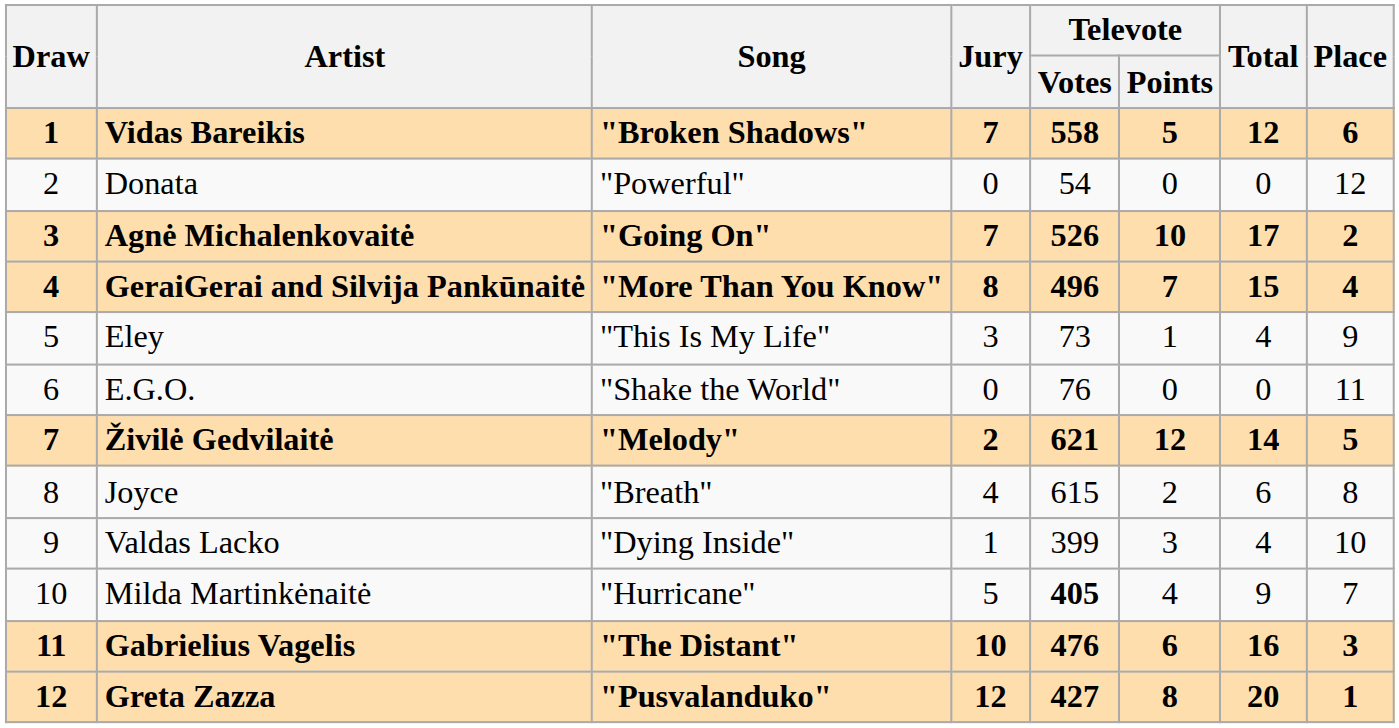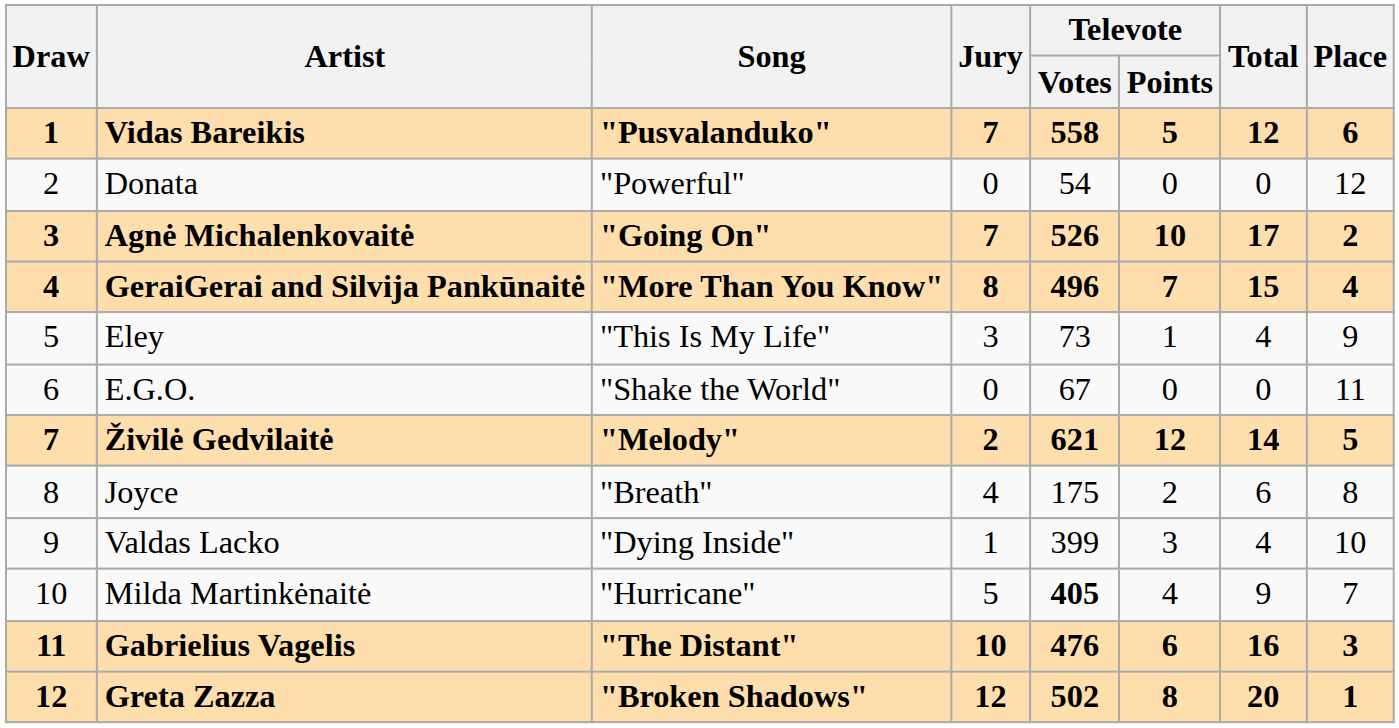(734, 132) "Broken Shadows" -> (716, 132) "Pusvalanduko"
(1075, 388) 76 -> (1075, 388) 67
(1075, 491) 615 -> (1075, 491) 175
(716, 696) "Pusvalanduko" -> (734, 696) "Broken Shadows"
(1075, 696) 427 -> (1075, 696) 502
